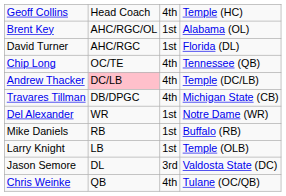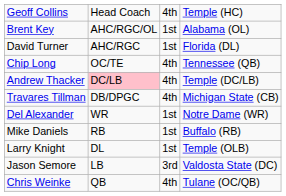(97, 149) LB -> (97, 149) DL
(97, 166) DL -> (97, 166) LB
